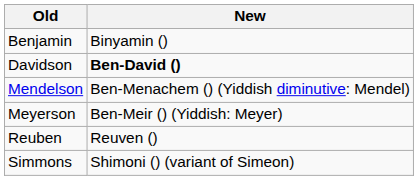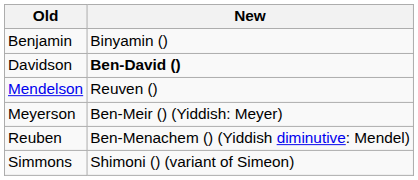(250, 89) Ben-Menachem () (Yiddish diminutive: Mendel) -> (124, 89) Reuven ()
(124, 138) Reuven () -> (250, 138) Ben-Menachem () (Yiddish diminutive: Mendel)
